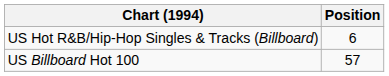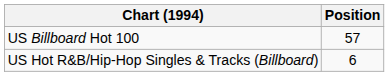rows swapped: (73, 60) <-> (163, 37)
